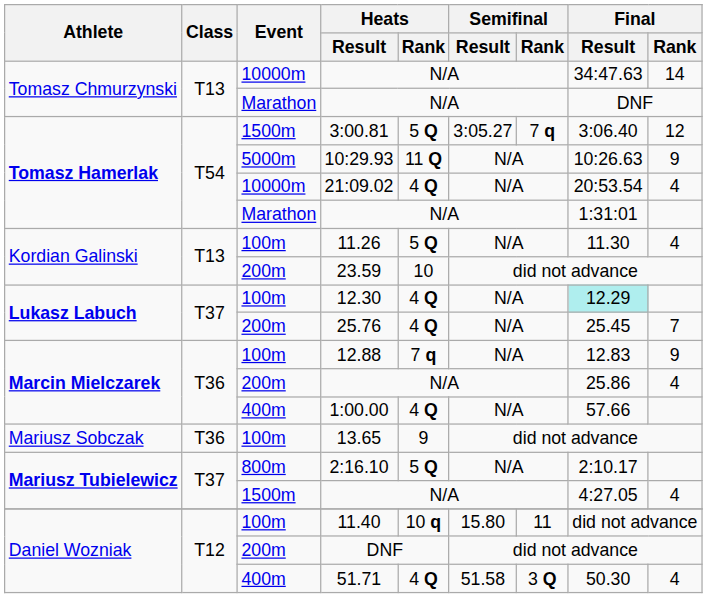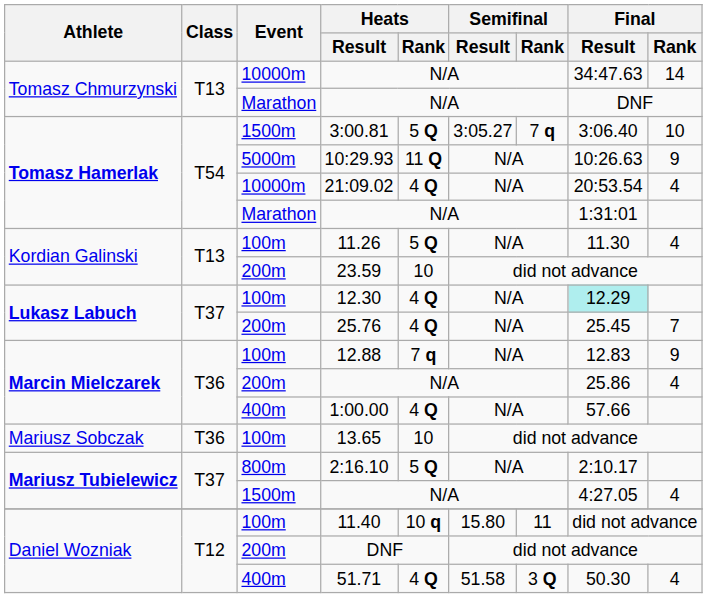(675, 131) 12 -> (675, 131) 10
(423, 439) 9 -> (423, 439) 10
